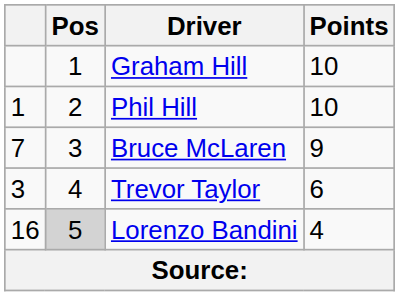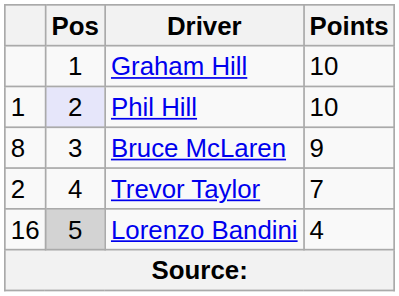(75, 107) no background -> (75, 107) lavender background
(18, 148) 7 -> (18, 148) 8
(18, 189) 3 -> (18, 189) 2
(317, 189) 6 -> (317, 189) 7
